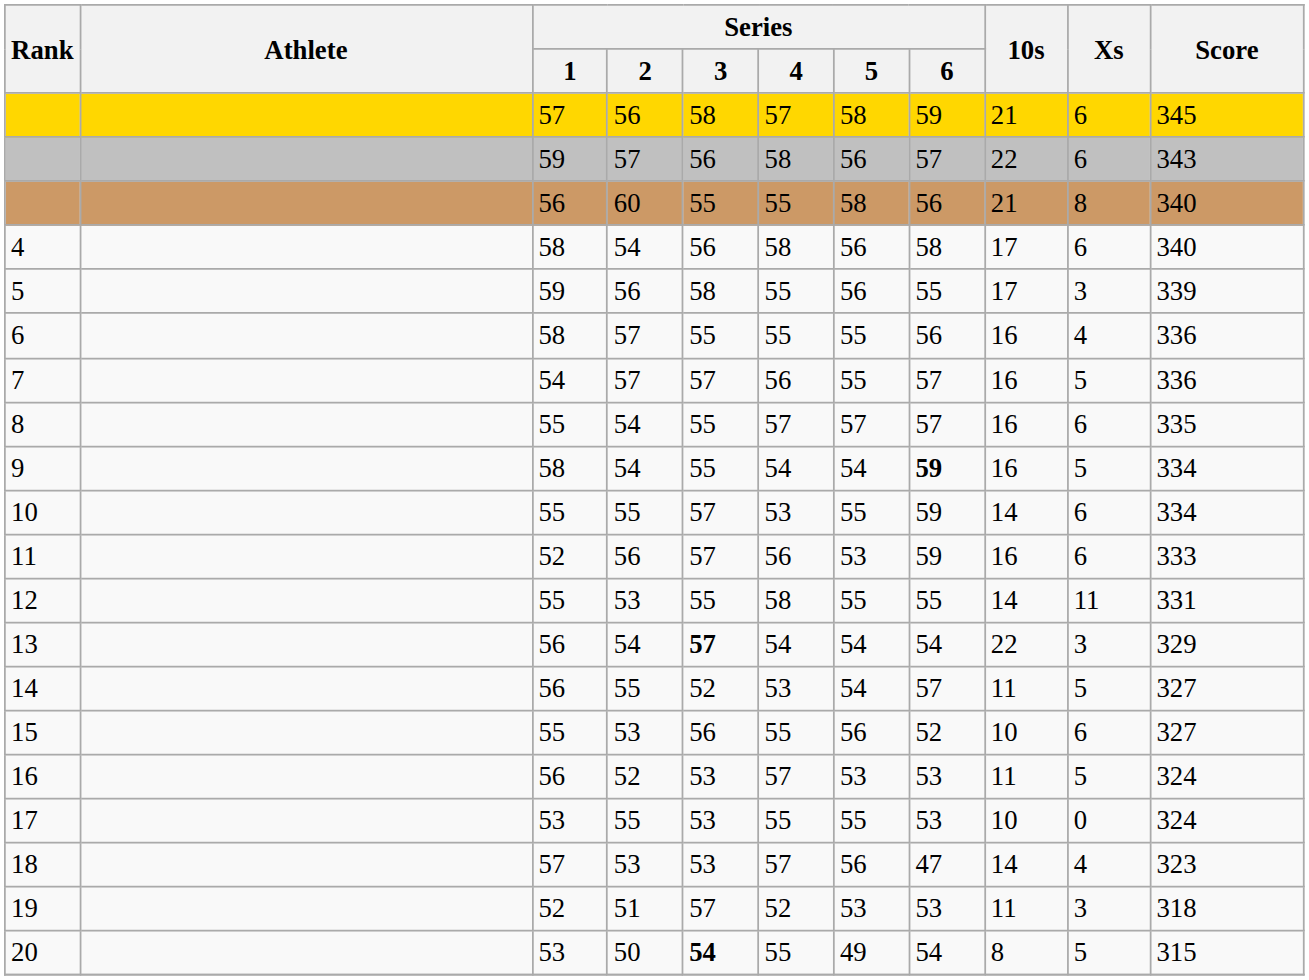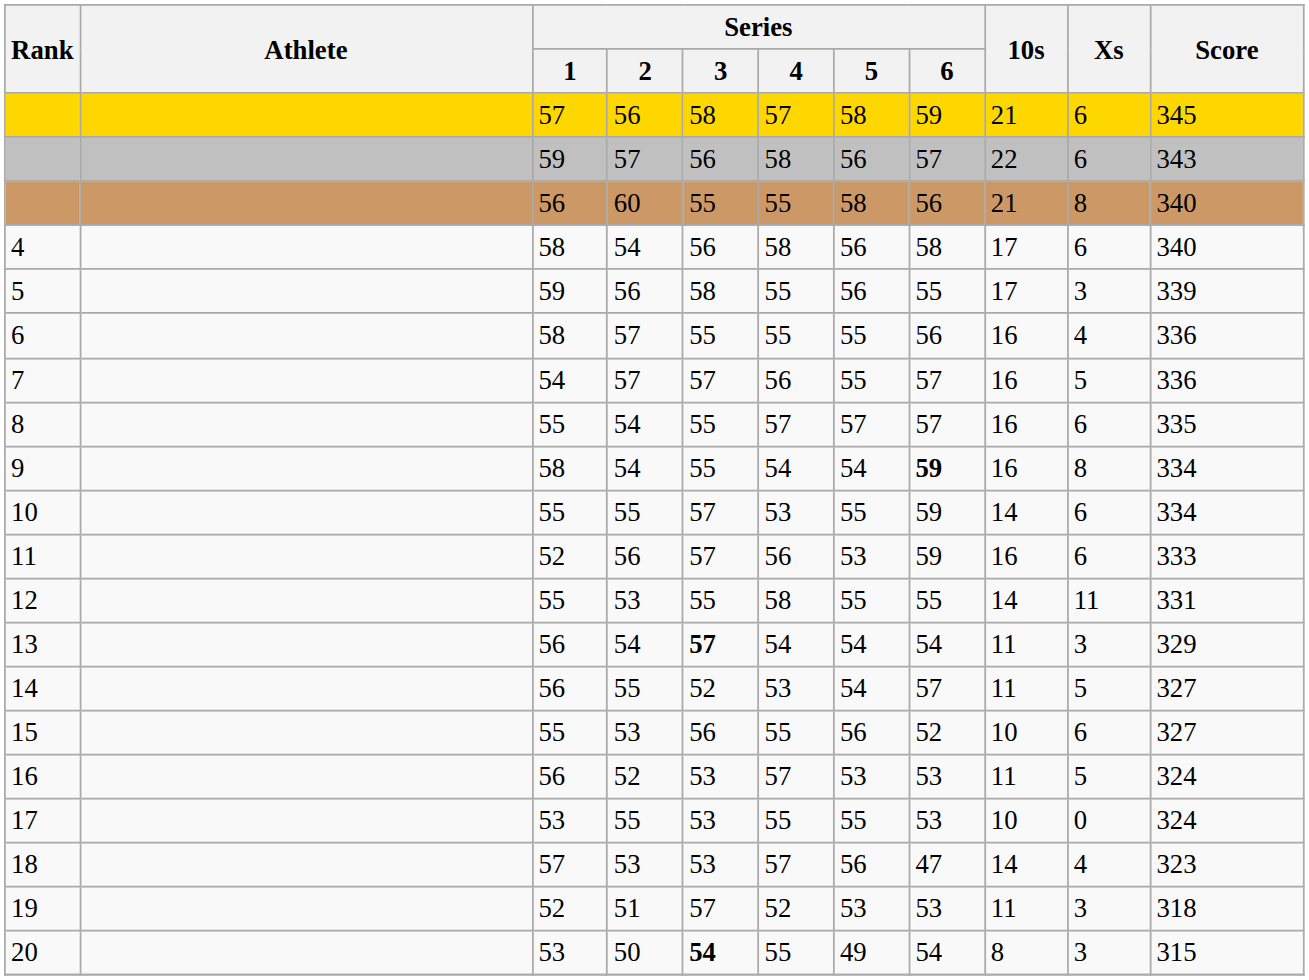(1080, 467) 5 -> (1080, 467) 8
(1004, 644) 22 -> (1004, 644) 11
(1080, 953) 5 -> (1080, 953) 3
